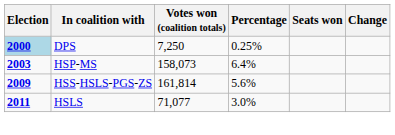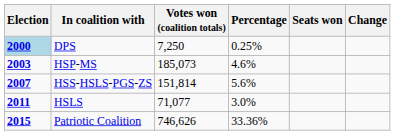(177, 64) 158,073 -> (177, 64) 185,073
(243, 64) 6.4% -> (243, 64) 4.6%
(19, 83) 2009 -> (19, 83) 2007
(177, 83) 161,814 -> (177, 83) 151,814
+ row: (98, 121)
